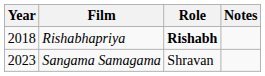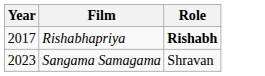- column: (241, 15)
(22, 37) 2018 -> (22, 37) 2017
